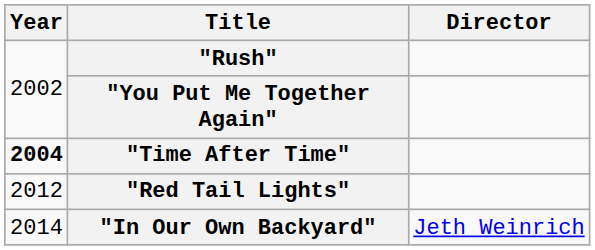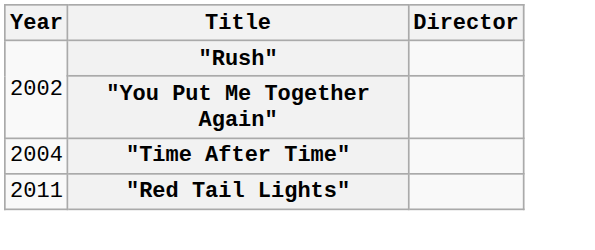(36, 156) bold -> (36, 156) normal
(36, 191) 2012 -> (36, 191) 2011
- row: (238, 227)
